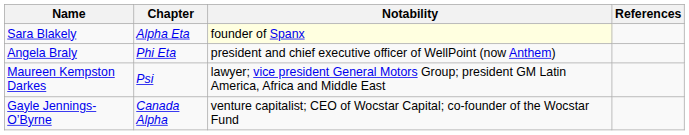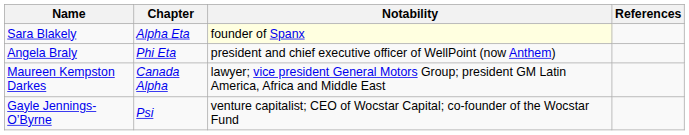(145, 79) Psi -> (158, 79) Canada Alpha
(158, 113) Canada Alpha -> (145, 113) Psi
